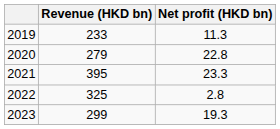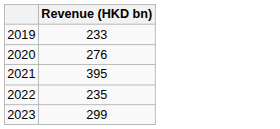- column: (215, 14)
(97, 54) 279 -> (97, 54) 276
(97, 94) 325 -> (97, 94) 235
